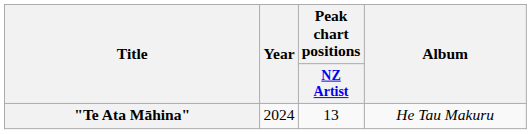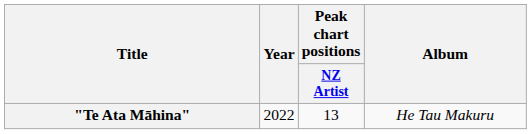(279, 115) 2024 -> (279, 115) 2022
